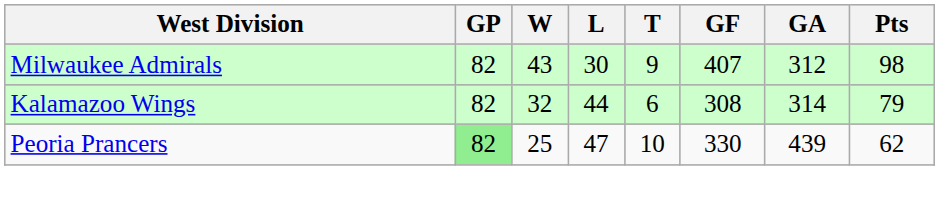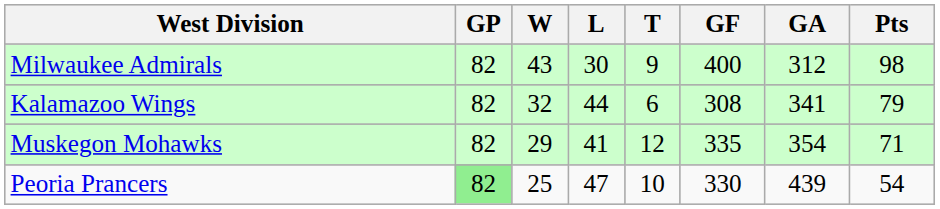(723, 64) 407 -> (723, 64) 400
(807, 104) 314 -> (807, 104) 341
+ row: (116, 143)
(892, 143) 62 -> (892, 183) 54
